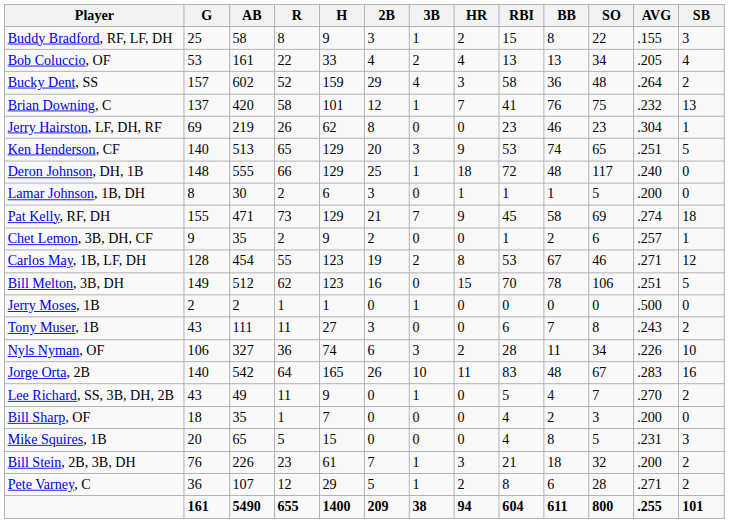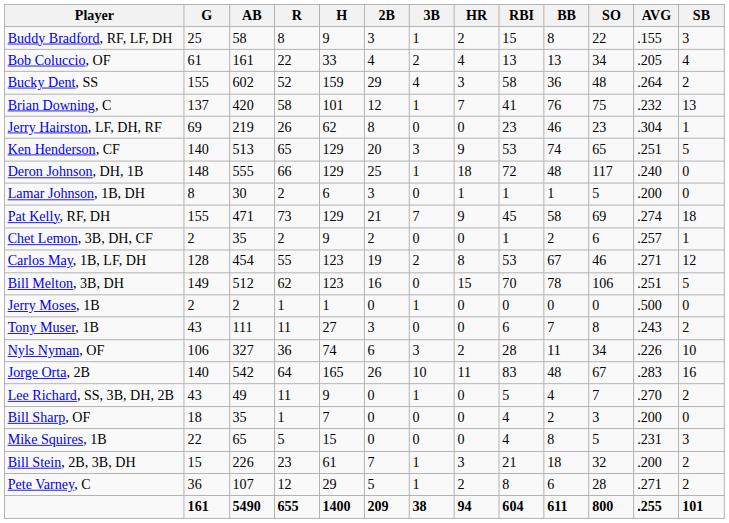(195, 60) 53 -> (195, 60) 61
(198, 82) 157 -> (198, 82) 155
(191, 238) 9 -> (191, 238) 2
(195, 439) 20 -> (195, 439) 22
(195, 462) 76 -> (195, 462) 15
